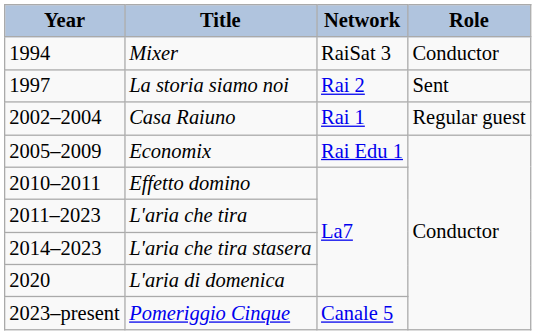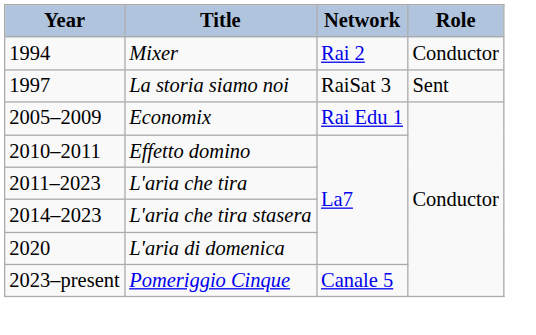(356, 53) RaiSat 3 -> (343, 53) Rai 2
(343, 85) Rai 2 -> (356, 85) RaiSat 3
- row: (182, 118)
